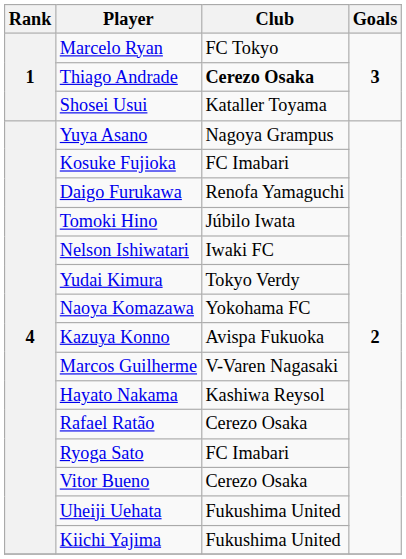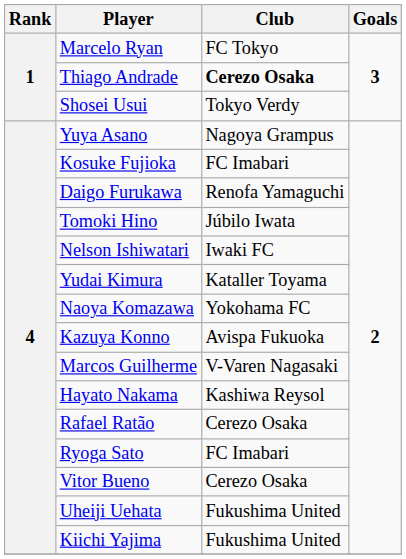(266, 105) Kataller Toyama -> (253, 105) Tokyo Verdy
(253, 279) Tokyo Verdy -> (266, 279) Kataller Toyama
